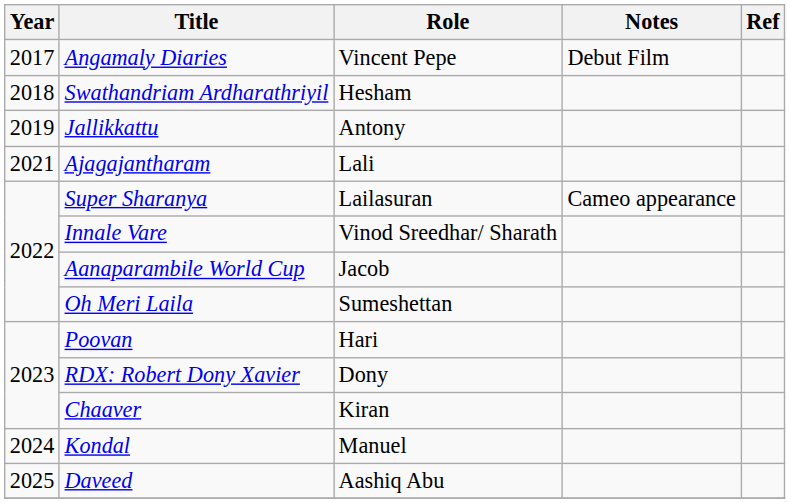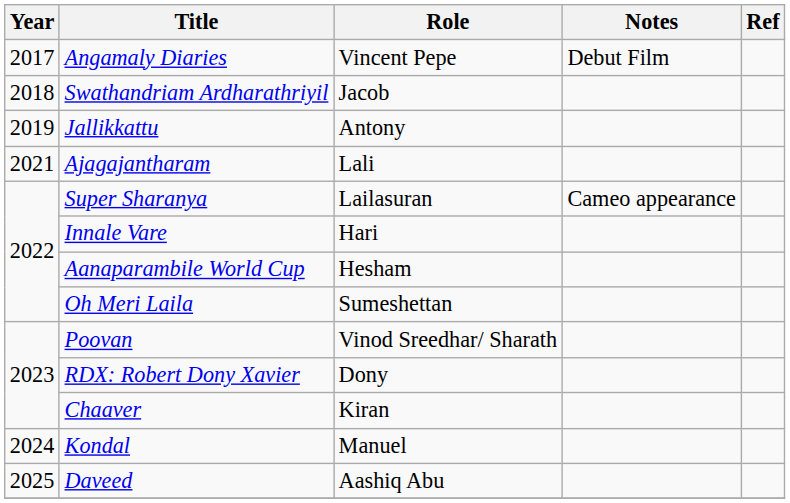(375, 92) Hesham -> (364, 92) Jacob
(448, 233) Vinod Sreedhar/ Sharath -> (358, 233) Hari
(364, 269) Jacob -> (375, 269) Hesham
(358, 339) Hari -> (448, 339) Vinod Sreedhar/ Sharath
